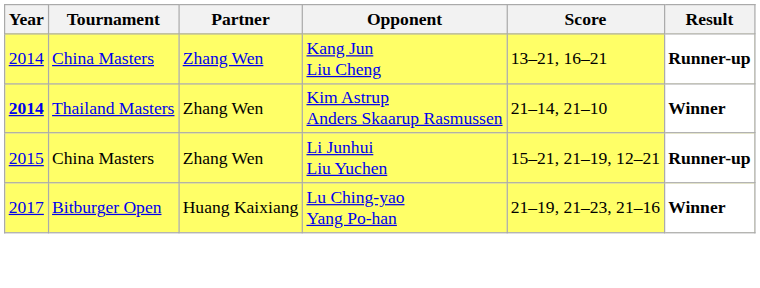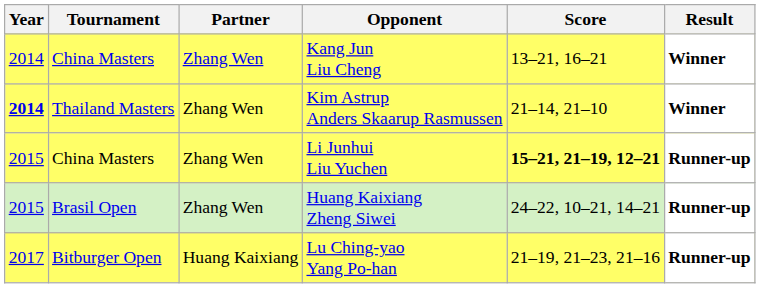(709, 58) Runner-up -> (697, 58) Winner
(585, 158) normal -> (585, 158) bold
+ row: (364, 207)
(697, 207) Winner -> (709, 257) Runner-up
